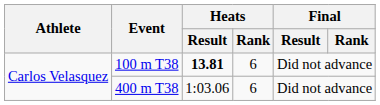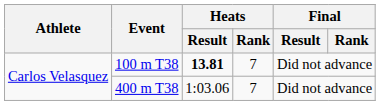(253, 64) 6 -> (253, 64) 7
(253, 88) 6 -> (253, 88) 7
